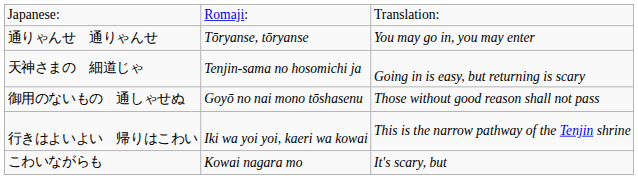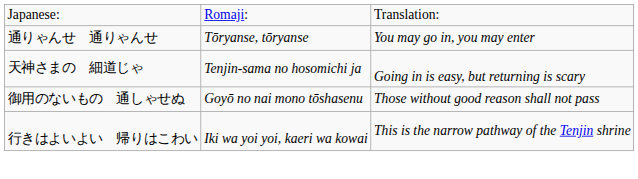- row: (55, 162)
